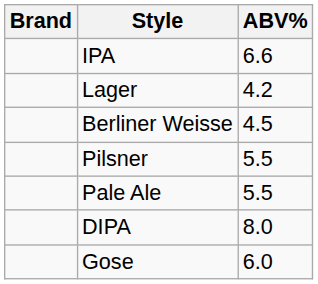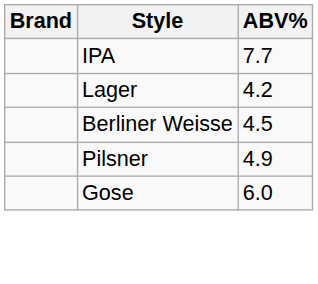(258, 55) 6.6 -> (258, 55) 7.7
(258, 158) 5.5 -> (258, 158) 4.9
- row: (122, 192)
- row: (106, 227)
